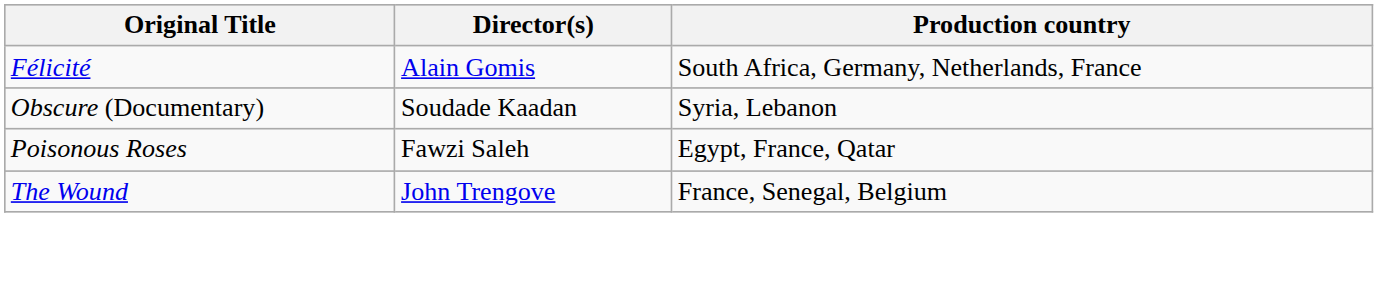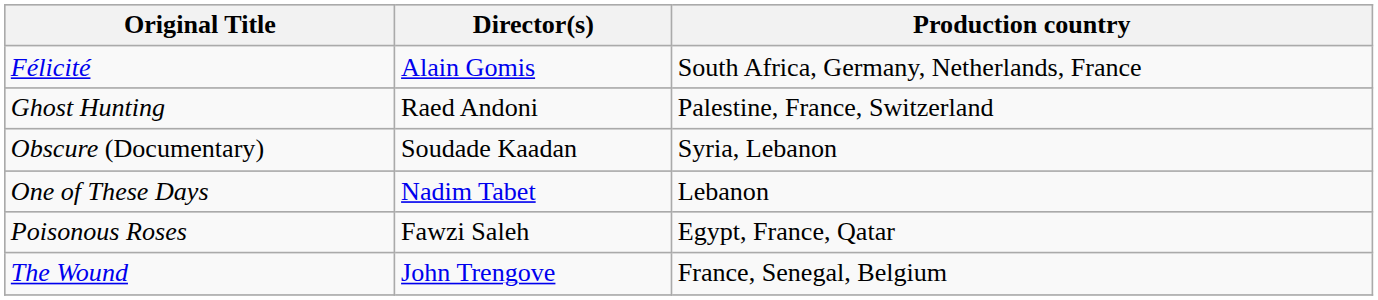+ row: (88, 107)
+ row: (110, 190)
